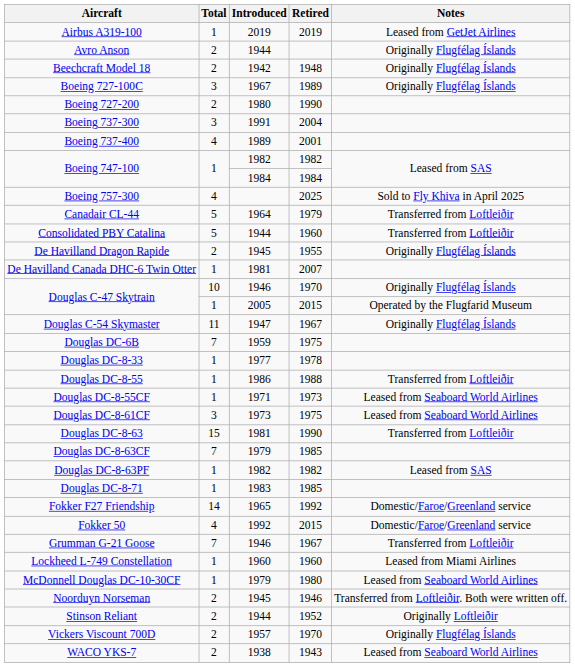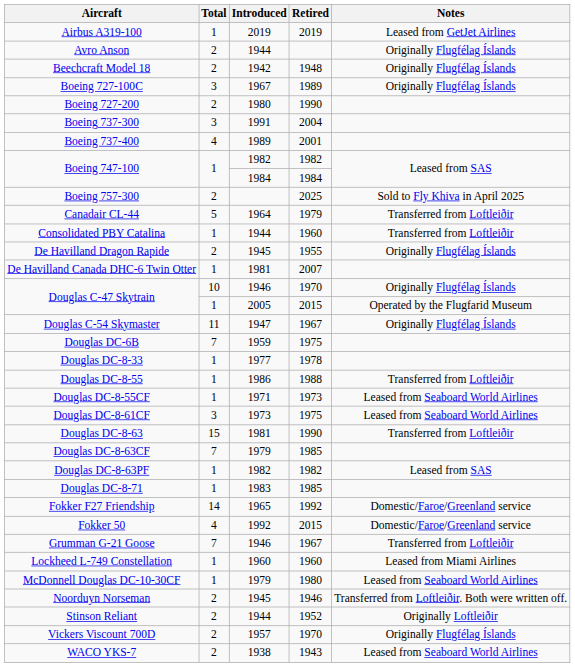(214, 196) 4 -> (214, 196) 2
(214, 232) 5 -> (214, 232) 1
